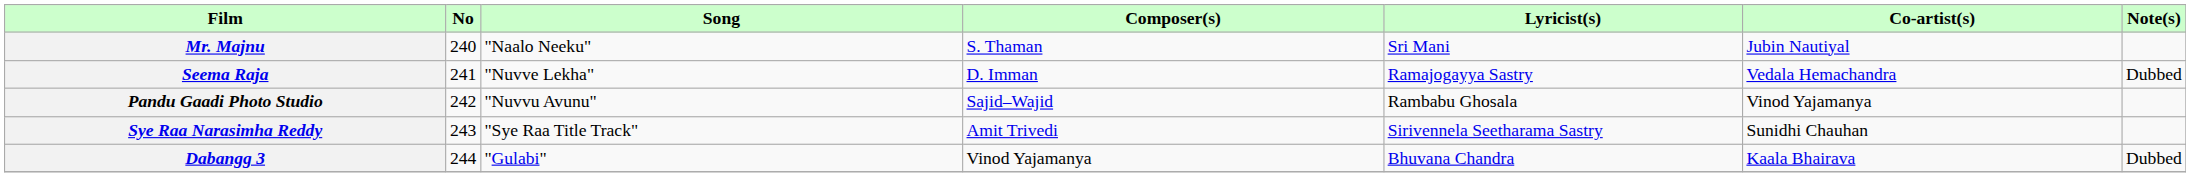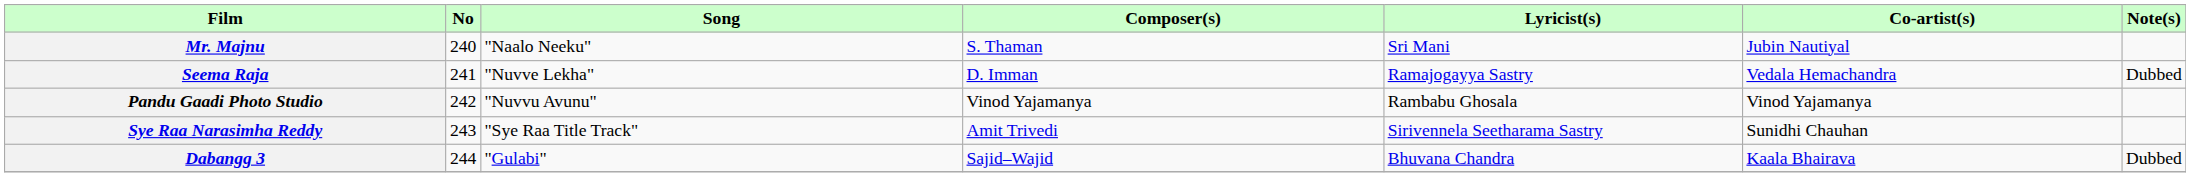(1010, 102) Sajid–Wajid -> (1029, 102) Vinod Yajamanya
(1029, 158) Vinod Yajamanya -> (1010, 158) Sajid–Wajid
